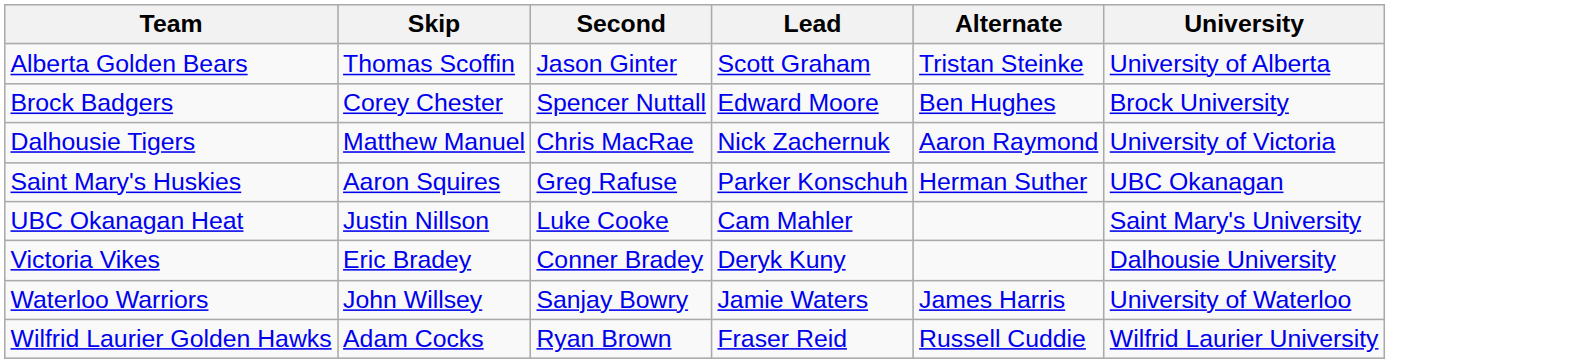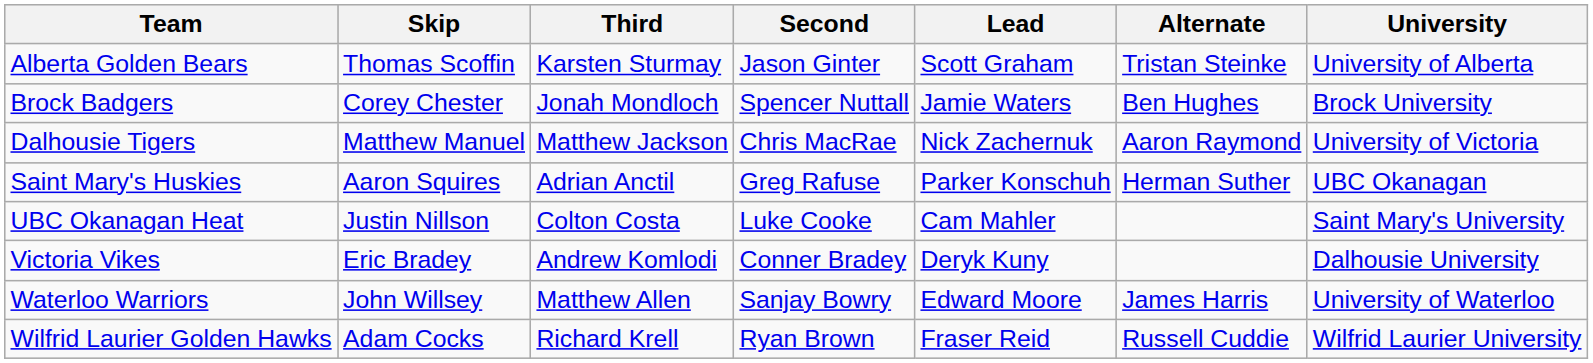+ column: (632, 24)
(798, 102) Edward Moore -> (996, 102) Jamie Waters
(793, 299) Jamie Waters -> (1001, 299) Edward Moore
